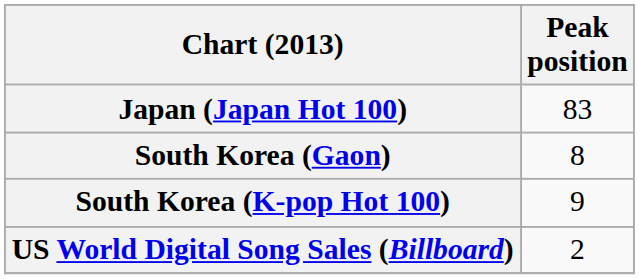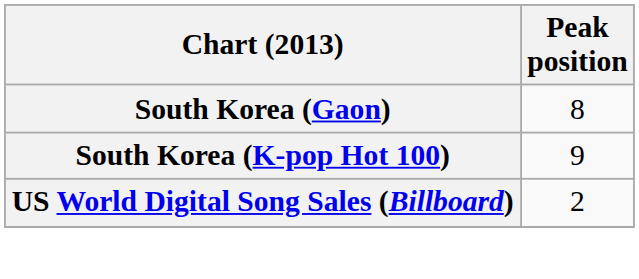- row: (263, 108)
